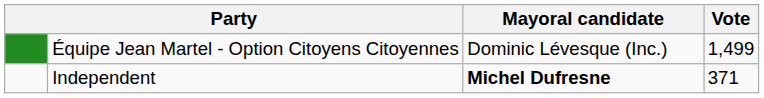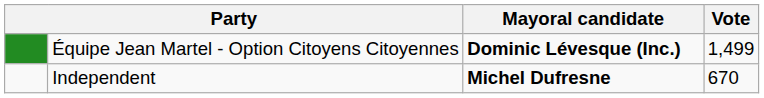(567, 48) normal -> (574, 48) bold
(723, 78) 371 -> (723, 78) 670
